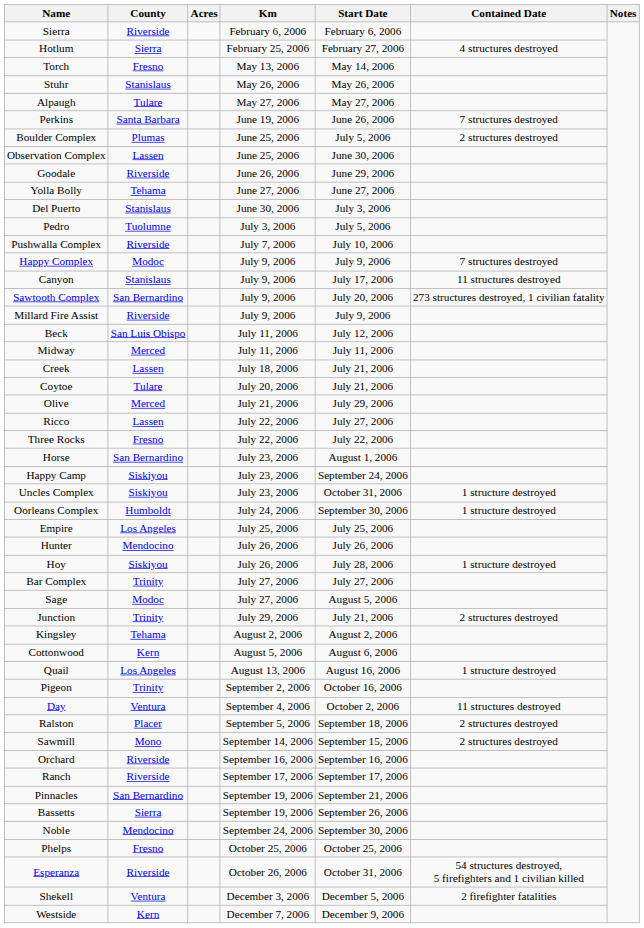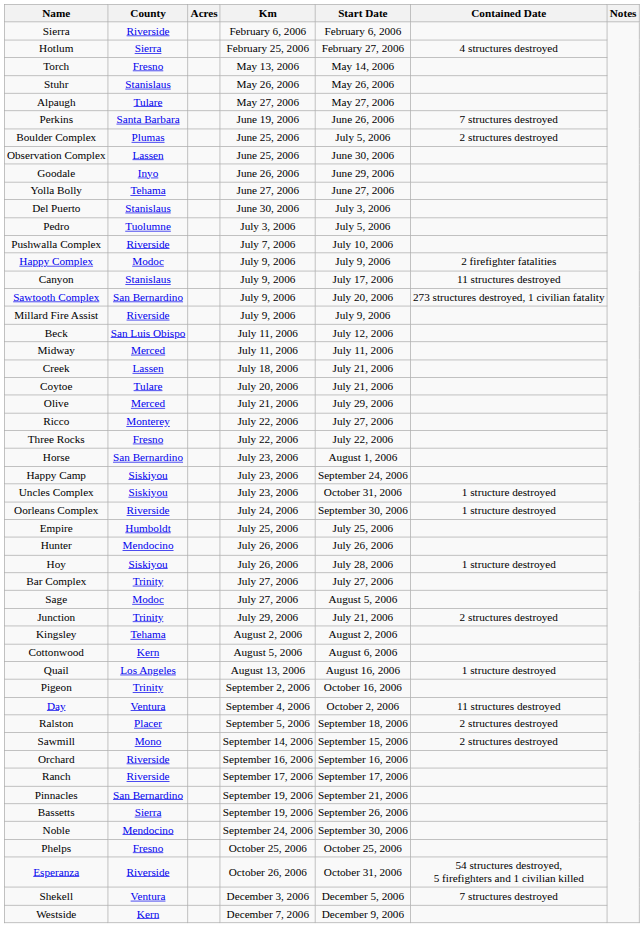(148, 173) Riverside -> (148, 173) Inyo
(509, 262) 7 structures destroyed -> (509, 262) 2 firefighter fatalities
(148, 421) Lassen -> (148, 421) Monterey
(148, 510) Humboldt -> (148, 510) Riverside
(148, 528) Los Angeles -> (148, 528) Humboldt
(509, 896) 2 firefighter fatalities -> (509, 896) 7 structures destroyed
